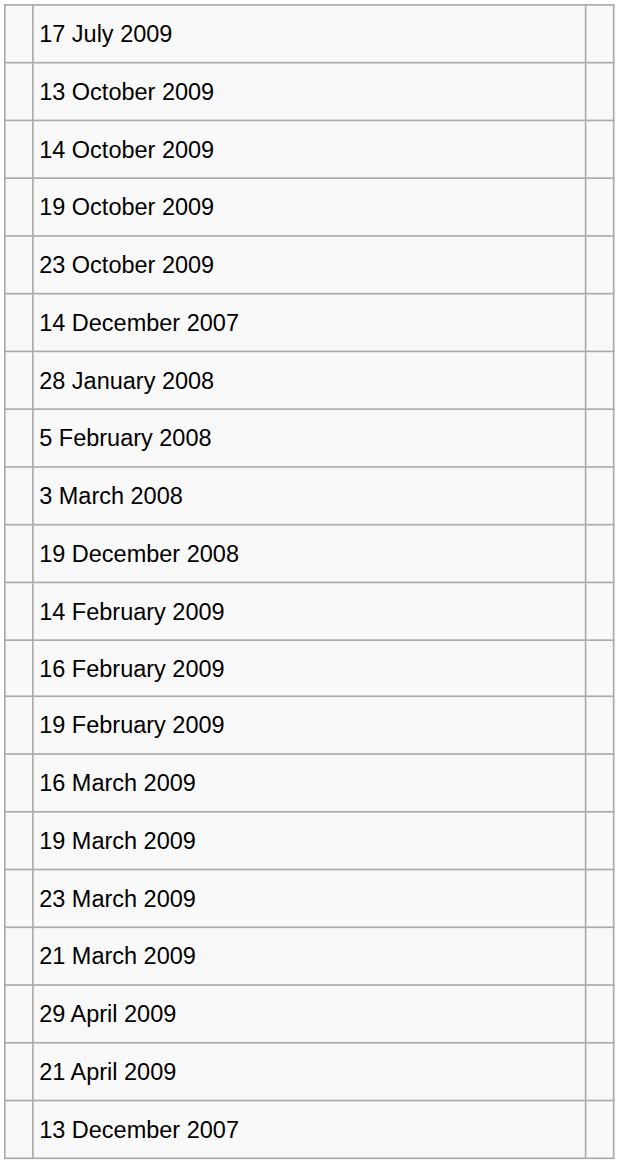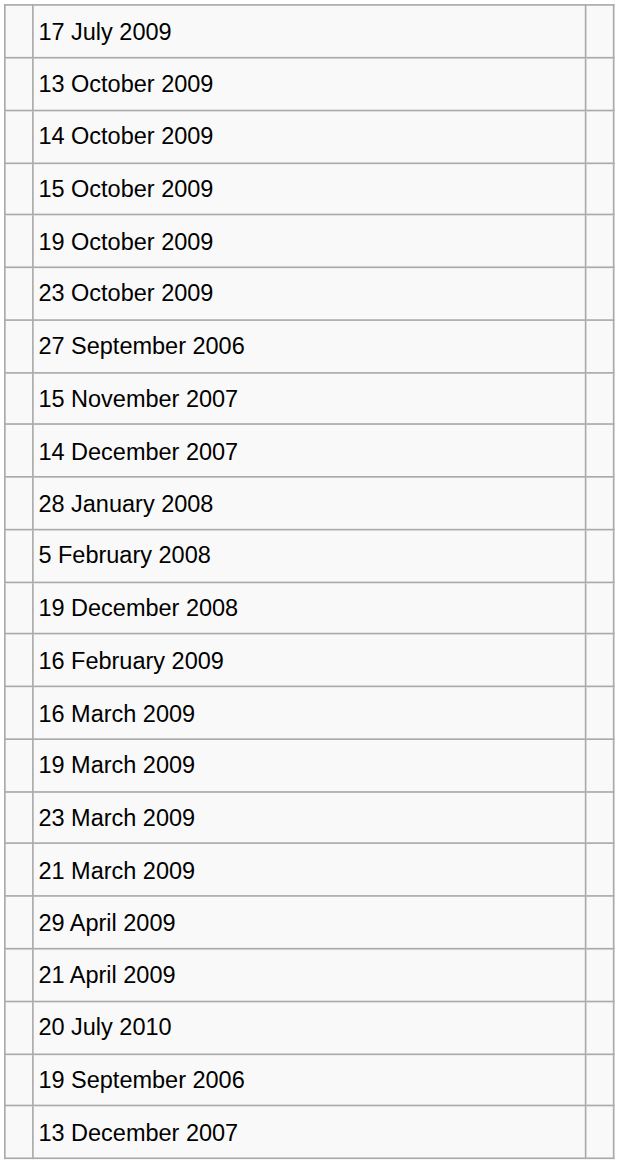+ row: (126, 189)
+ row: (142, 346)
+ row: (138, 398)
- row: (111, 495)
- row: (132, 611)
- row: (132, 726)
+ row: (105, 1027)
+ row: (142, 1080)
